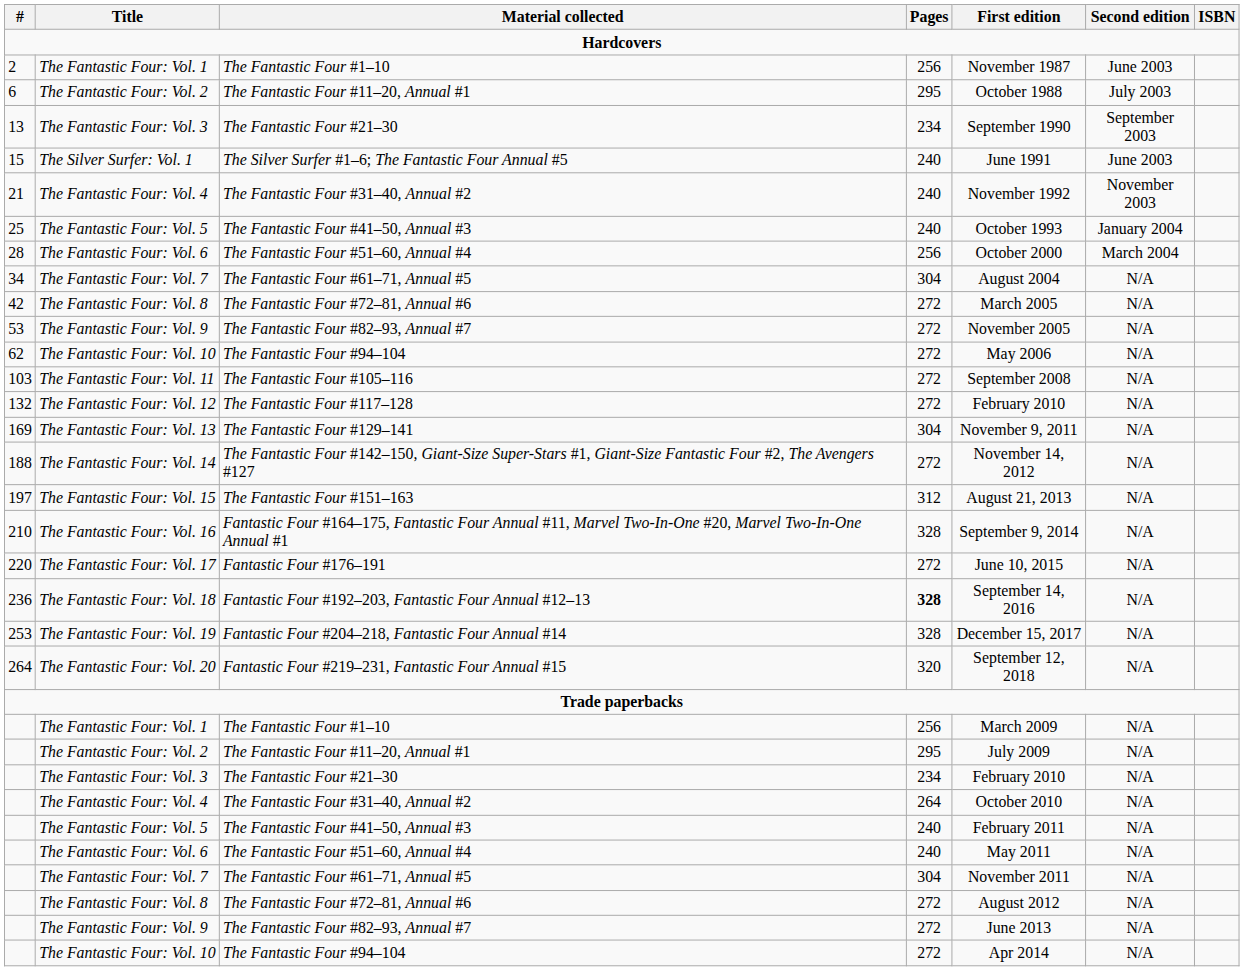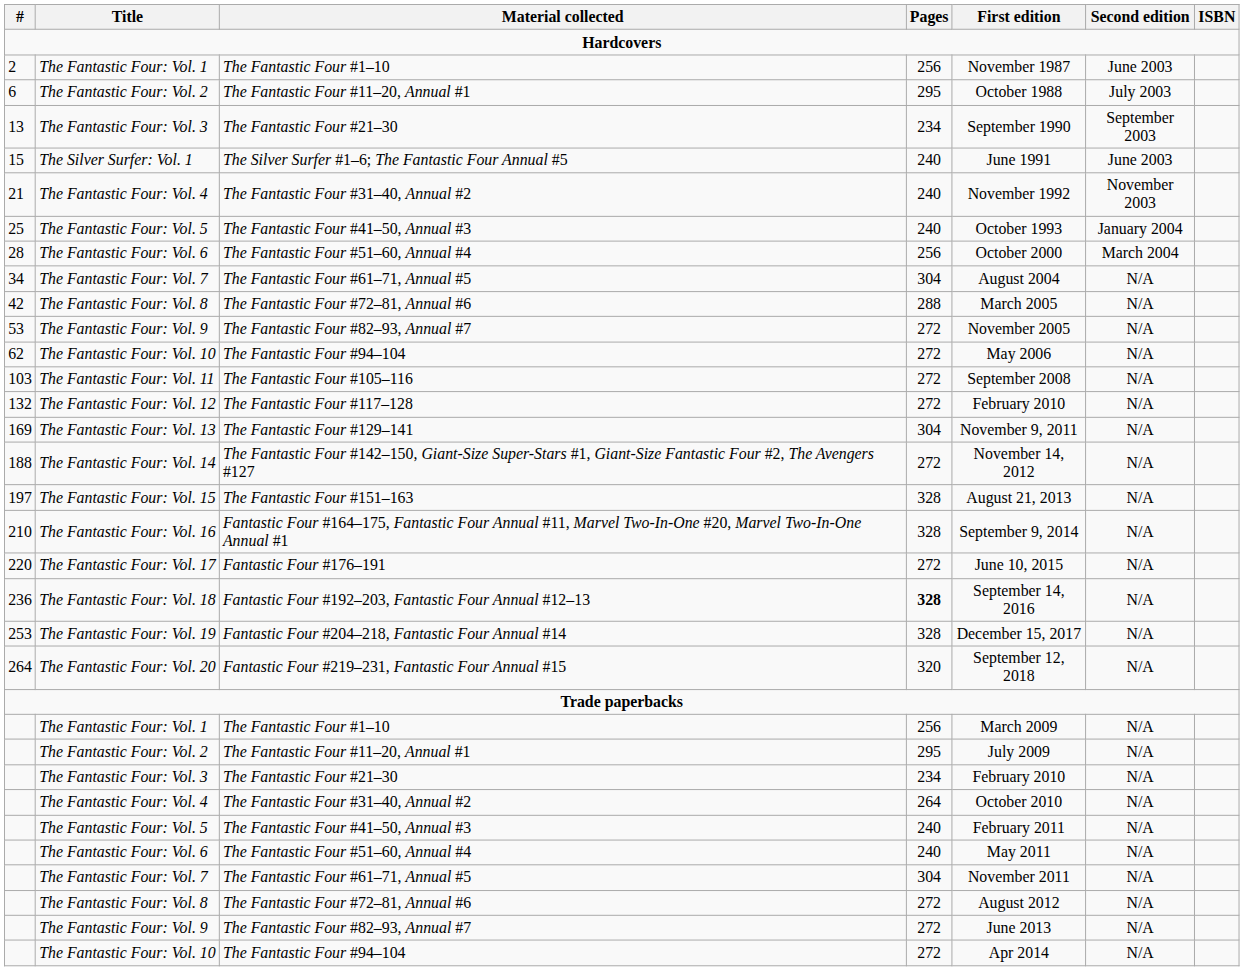(929, 303) 272 -> (929, 303) 288
(929, 497) 312 -> (929, 497) 328
